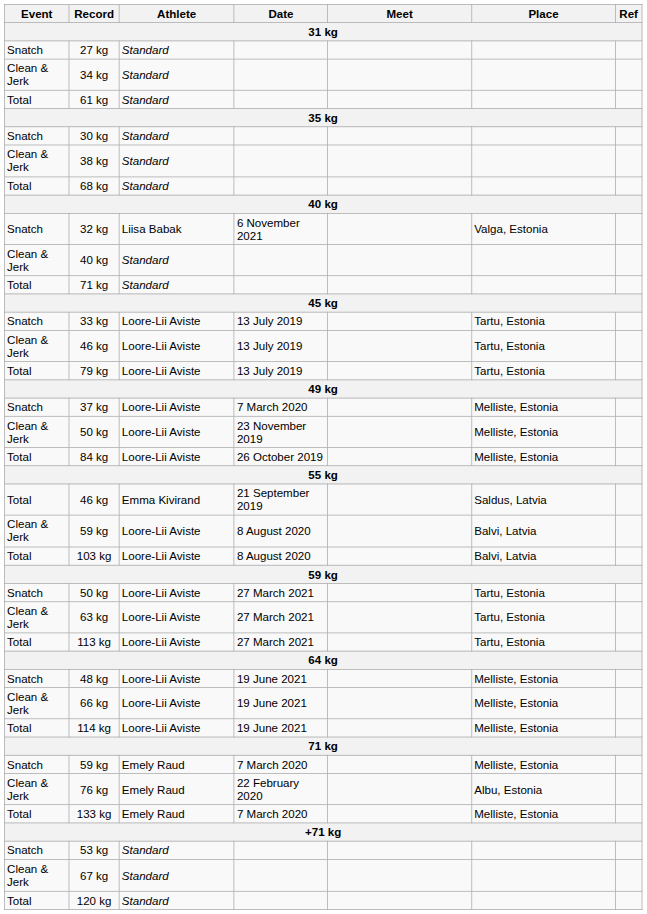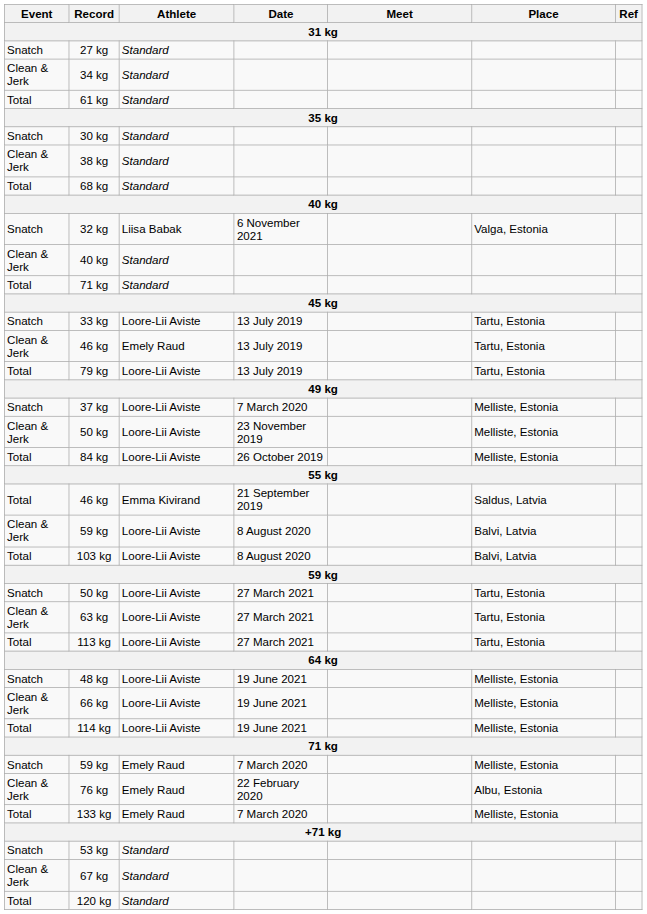(161, 346) Loore-Lii Aviste -> (153, 346) Emely Raud
